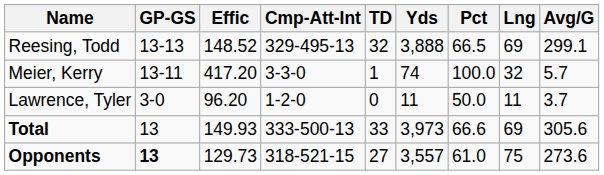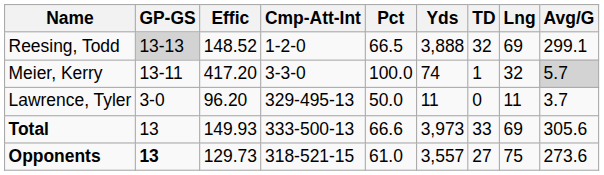columns swapped: (474, 18) <-> (381, 18)
(162, 45) no background -> (162, 45) lightgrey background
(310, 45) 329-495-13 -> (285, 45) 1-2-0
(556, 73) no background -> (556, 73) lightgrey background
(285, 101) 1-2-0 -> (310, 101) 329-495-13
